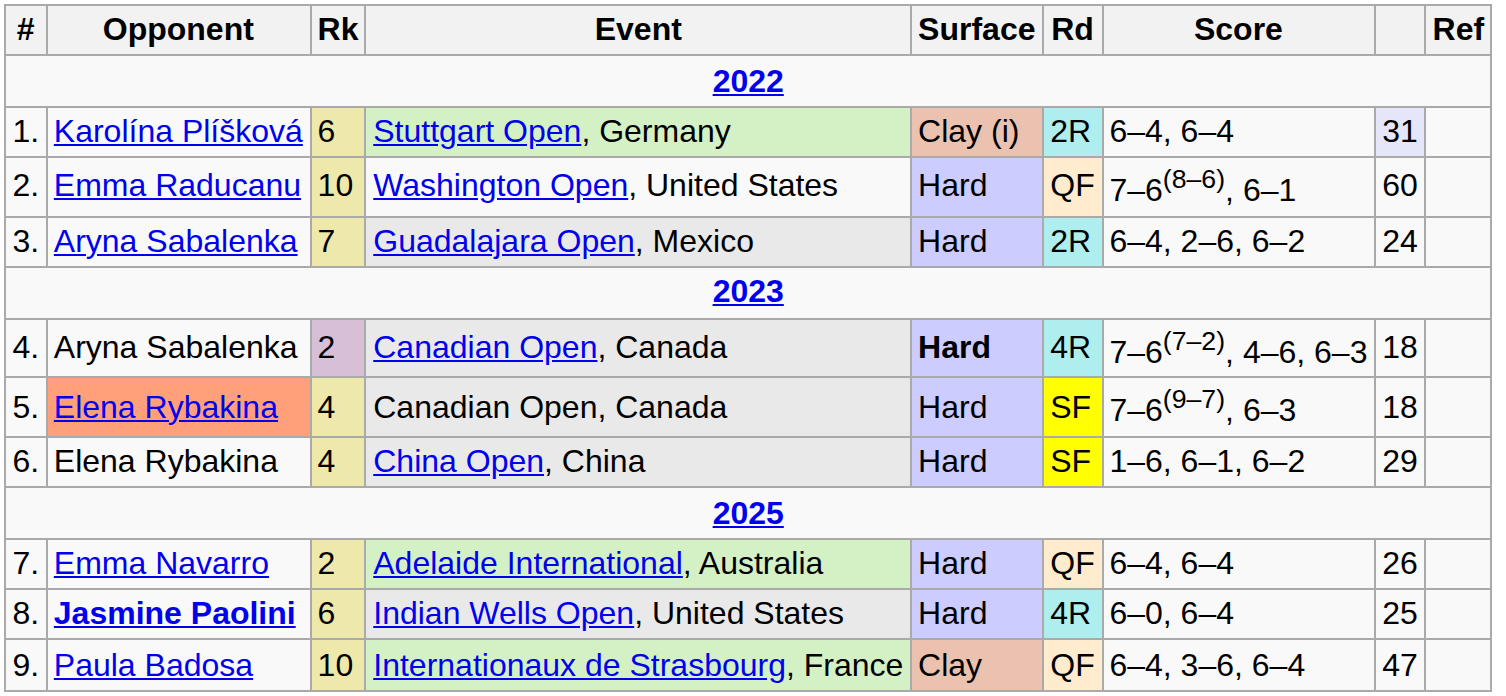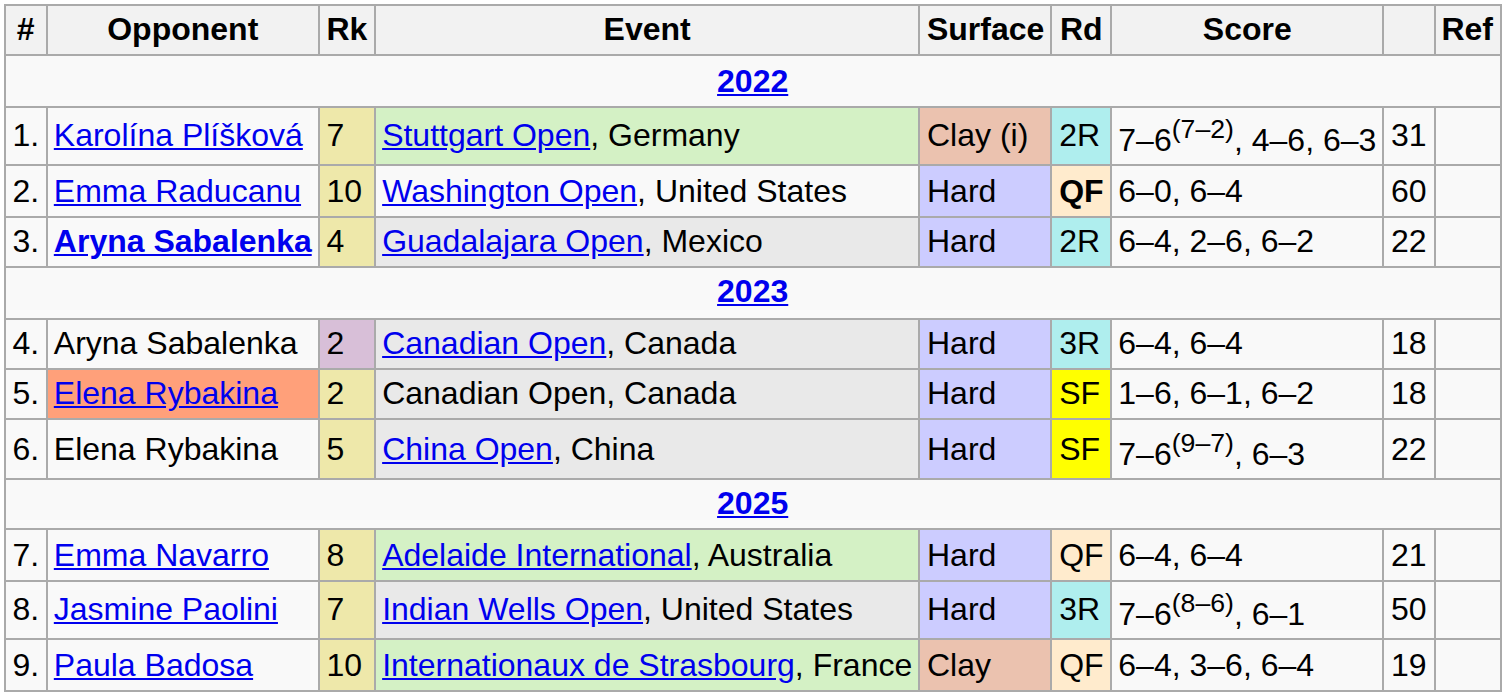(326, 131) 6 -> (335, 135) 7
(1172, 131) 6–4, 6–4 -> (1247, 135) 7–6(7–2), 4–6, 6–3
(1400, 131) lavender background -> (1409, 135) no background
(1072, 186) normal -> (1081, 190) bold
(1203, 186) 7–6(8–6), 6–1 -> (1181, 190) 6–0, 6–4
(176, 241) normal -> (183, 241) bold
(326, 241) 7 -> (335, 241) 4
(1400, 241) 24 -> (1409, 241) 22
(955, 347) bold -> (962, 343) normal
(1071, 347) 4R -> (1080, 343) 3R
(1238, 347) 7–6(7–2), 4–6, 6–3 -> (1181, 343) 6–4, 6–4
(326, 406) 4 -> (335, 393) 2
(1203, 406) 7–6(9–7), 6–3 -> (1216, 393) 1–6, 6–1, 6–2
(326, 461) 4 -> (335, 448) 5
(1207, 461) 1–6, 6–1, 6–2 -> (1212, 448) 7–6(9–7), 6–3
(1400, 461) 29 -> (1409, 448) 22
(326, 563) 2 -> (335, 554) 8
(1400, 563) 26 -> (1409, 554) 21
(175, 614) bold -> (166, 609) normal
(326, 614) 6 -> (335, 609) 7
(1071, 614) 4R -> (1080, 609) 3R
(1172, 614) 6–0, 6–4 -> (1212, 609) 7–6(8–6), 6–1
(1400, 614) 25 -> (1409, 609) 50
(1400, 664) 47 -> (1409, 664) 19
